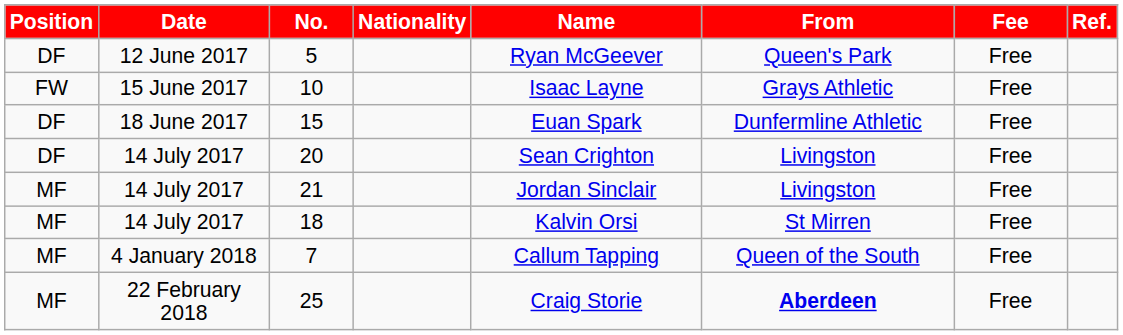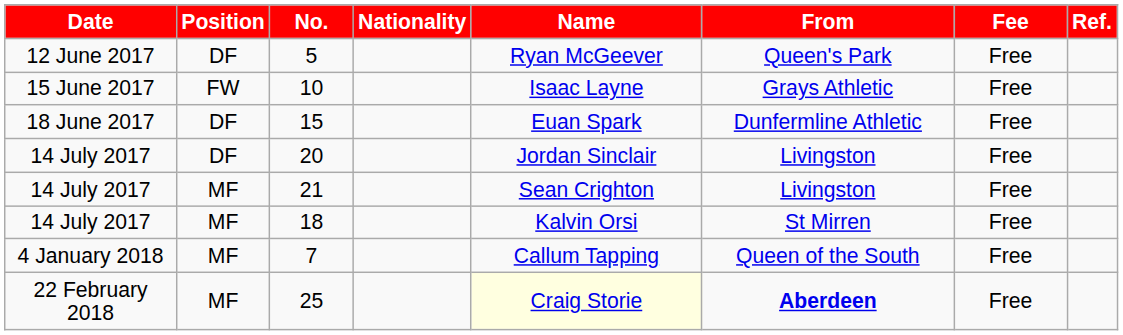columns swapped: (184, 22) <-> (51, 22)
(586, 156) Sean Crighton -> (586, 156) Jordan Sinclair
(586, 189) Jordan Sinclair -> (586, 189) Sean Crighton
(586, 301) no background -> (586, 301) lightyellow background
